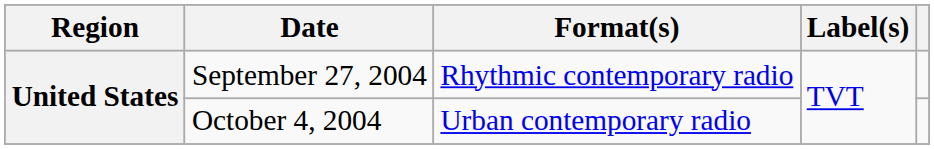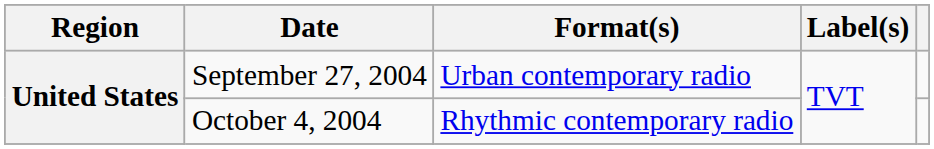(617, 74) Rhythmic contemporary radio -> (596, 74) Urban contemporary radio
(596, 120) Urban contemporary radio -> (617, 120) Rhythmic contemporary radio
